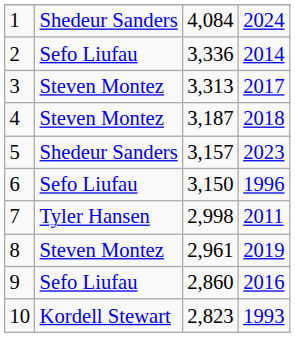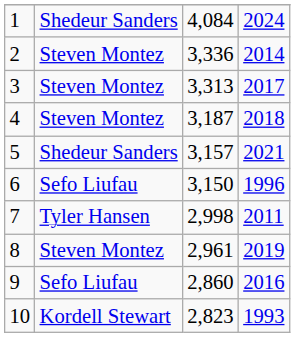(89, 53) Sefo Liufau -> (102, 53) Steven Montez
(264, 151) 2023 -> (264, 151) 2021
